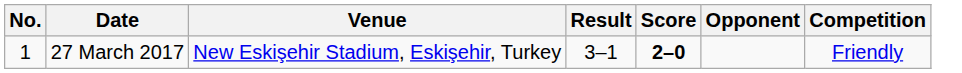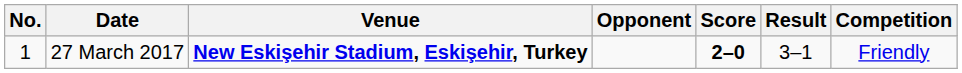columns swapped: (753, 20) <-> (601, 20)
(377, 52) normal -> (390, 52) bold
